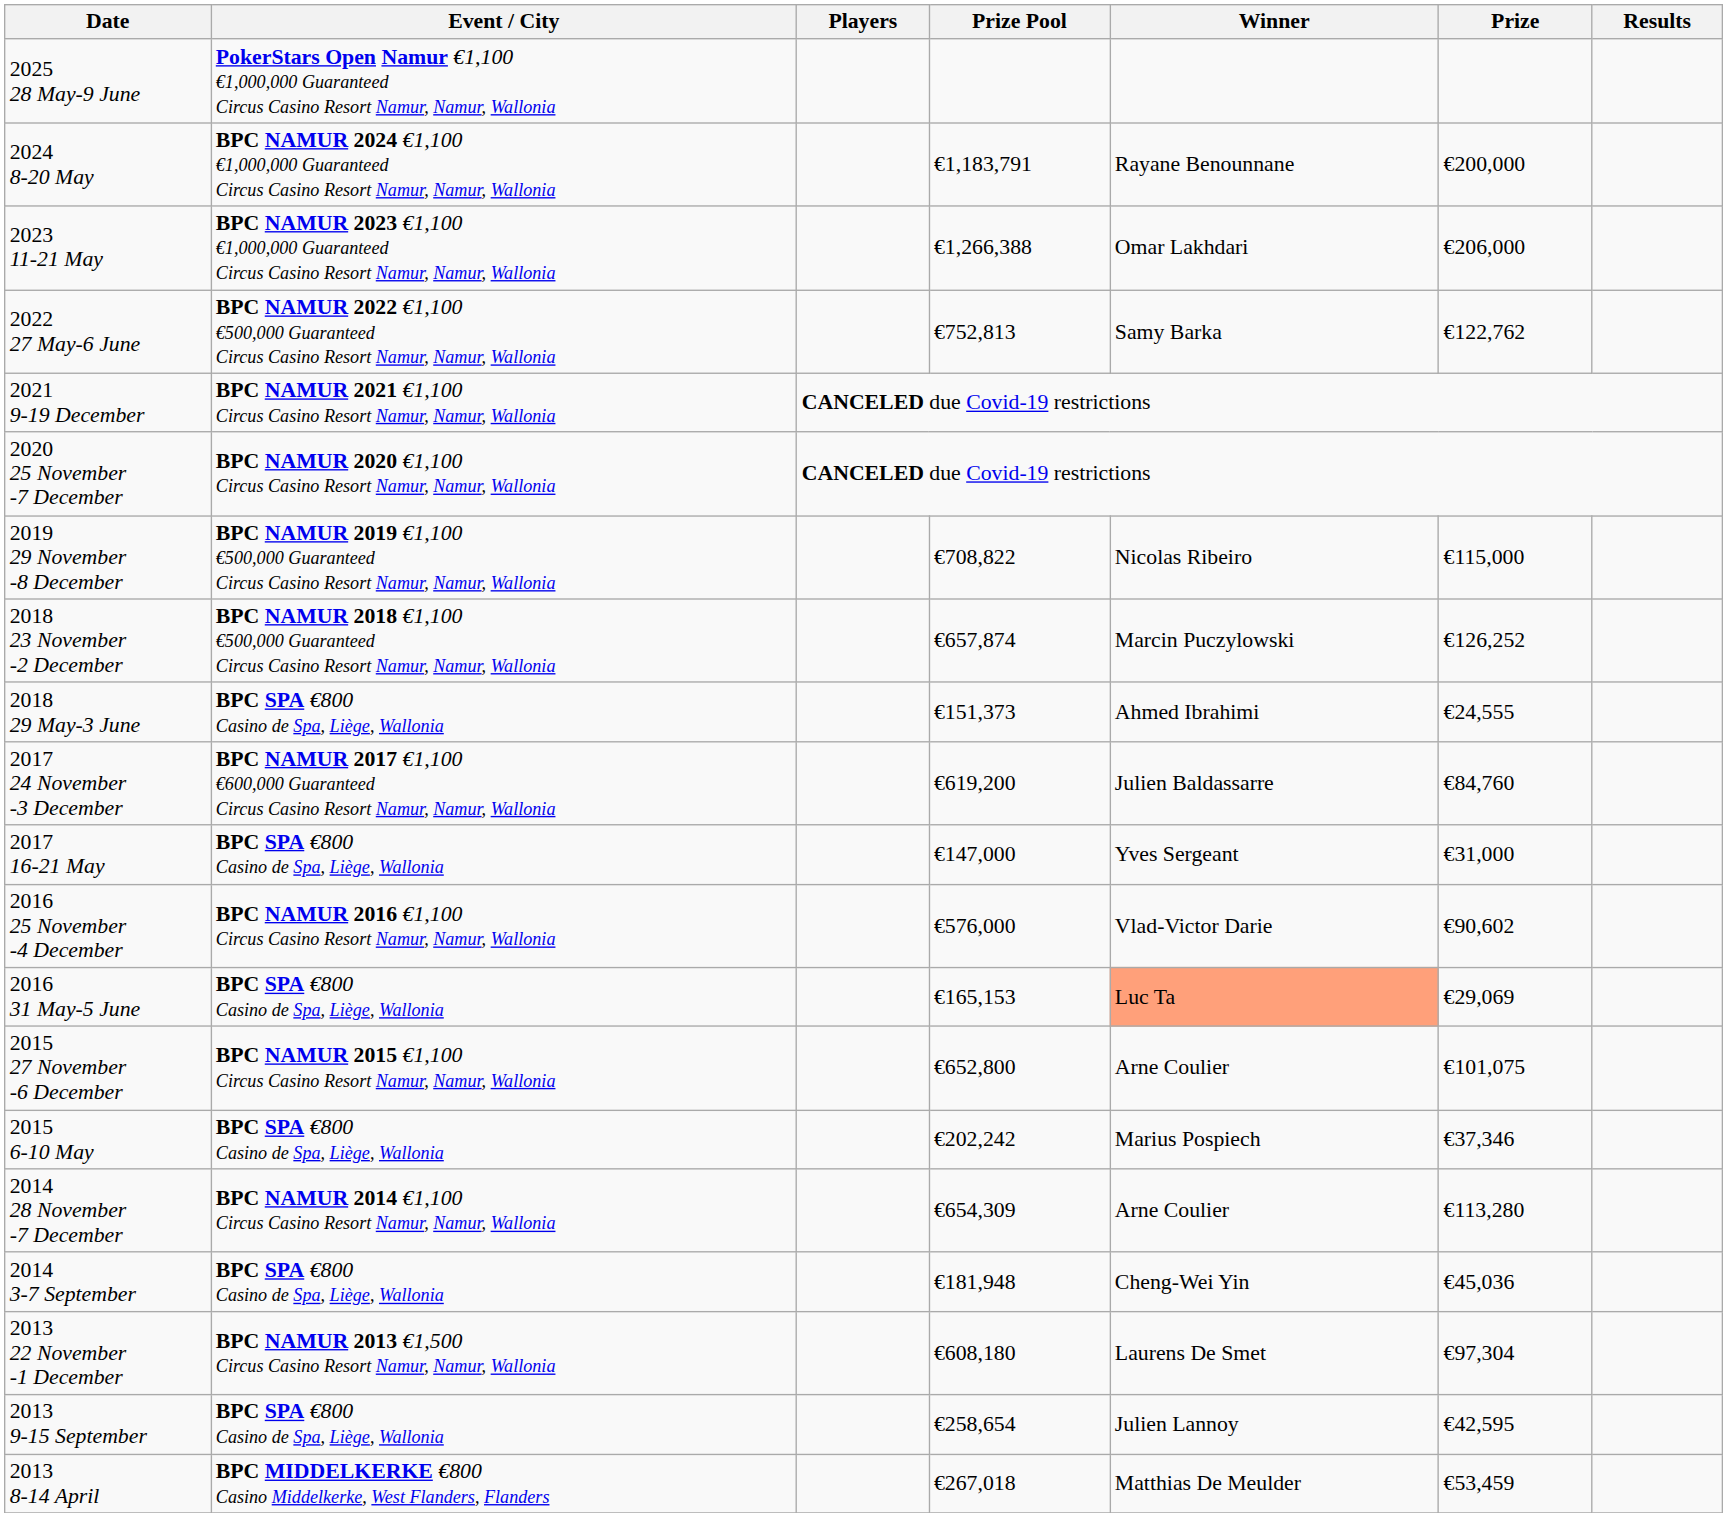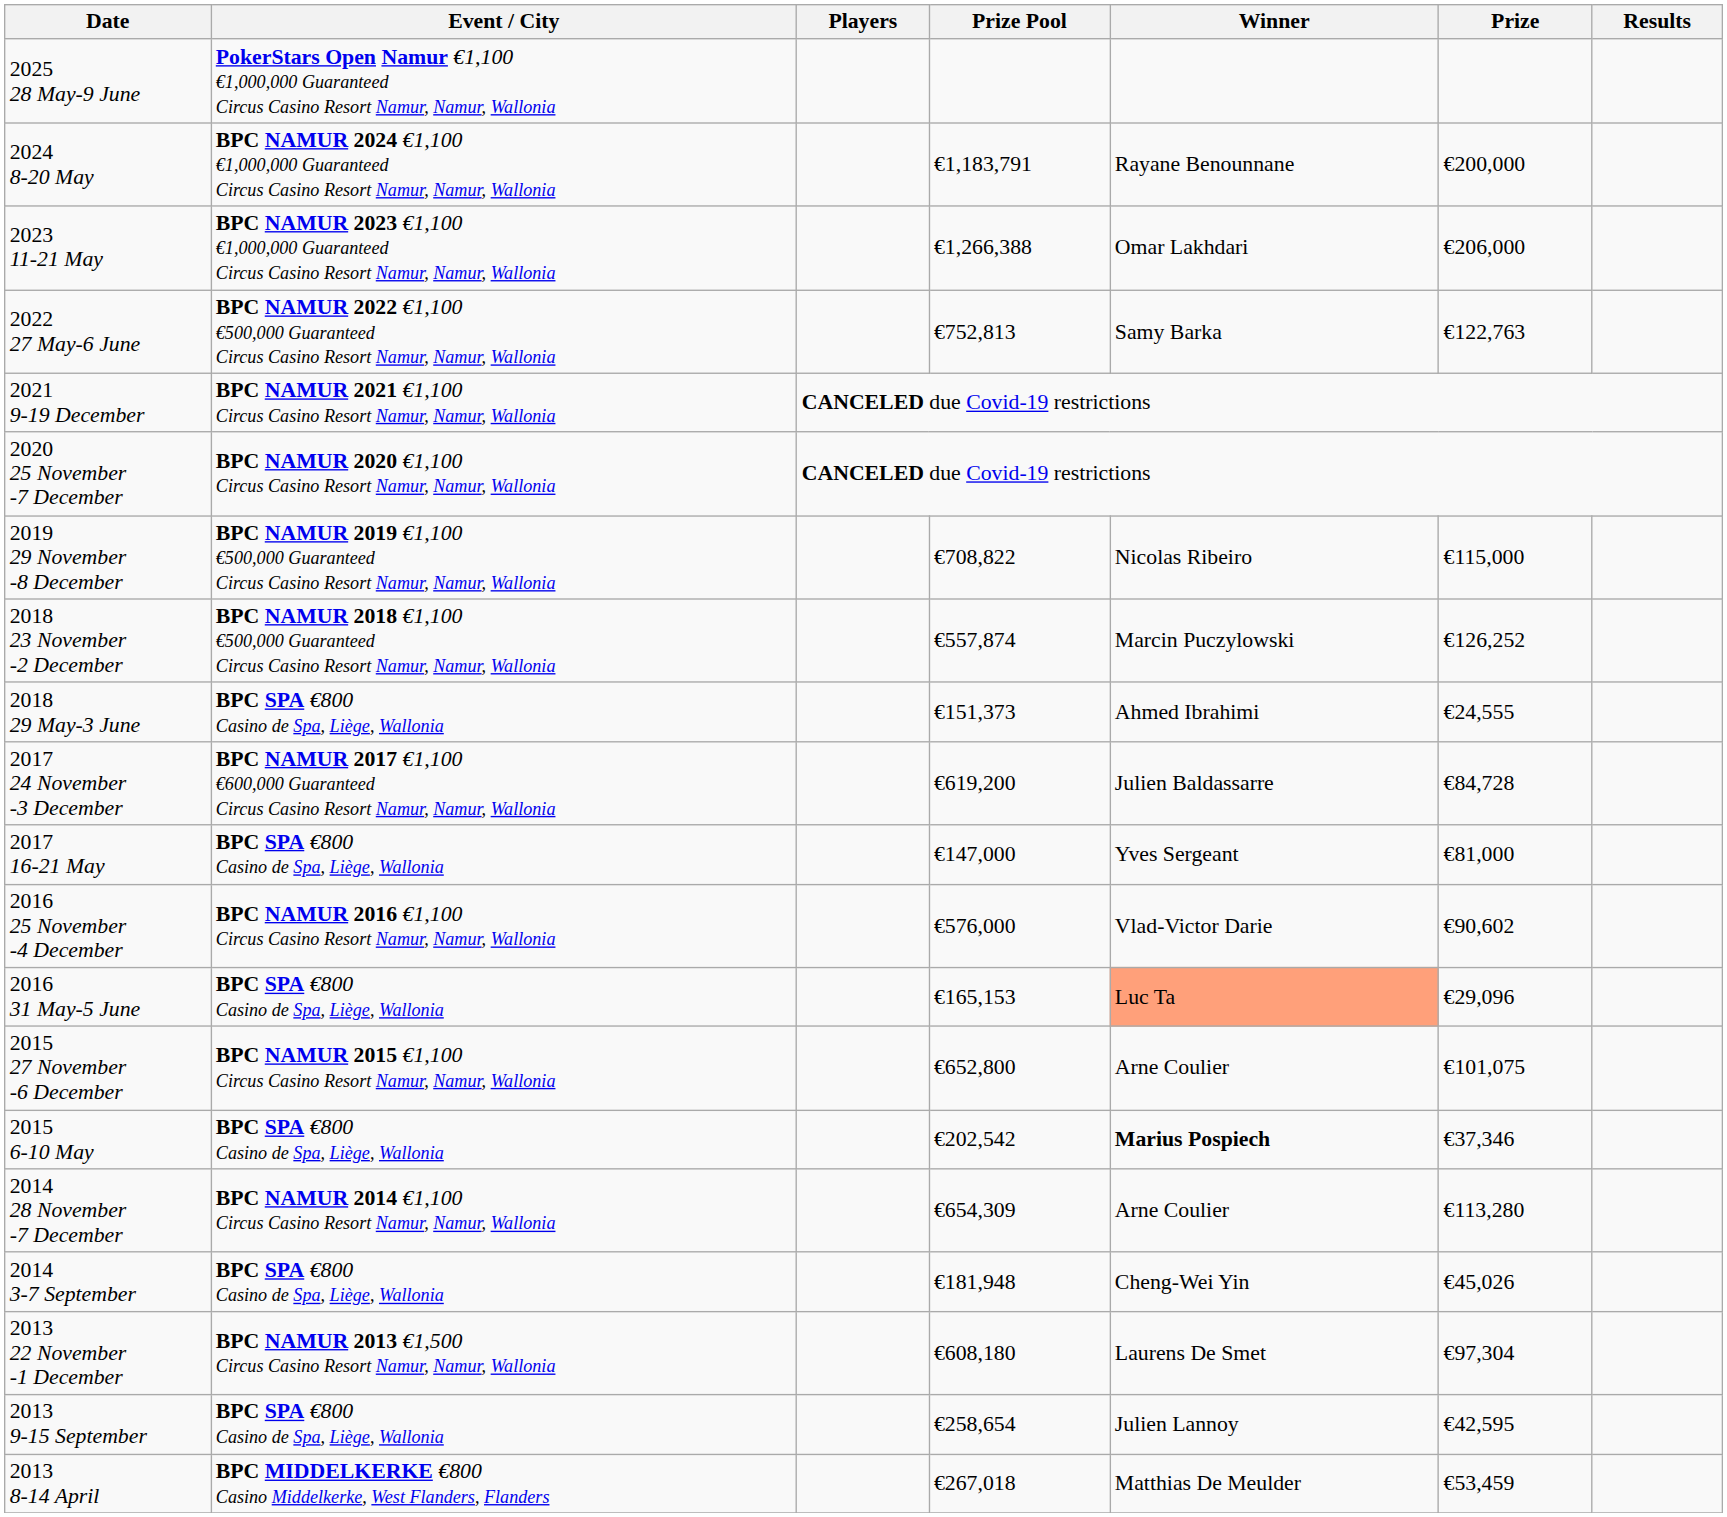(1484, 331) €122,762 -> (1484, 331) €122,763
(975, 640) €657,874 -> (975, 640) €557,874
(1479, 783) €84,760 -> (1479, 783) €84,728
(1479, 854) €31,000 -> (1479, 854) €81,000
(1479, 996) €29,069 -> (1479, 996) €29,096
(975, 1139) €202,242 -> (975, 1139) €202,542
(1188, 1139) normal -> (1193, 1139) bold
(1479, 1281) €45,036 -> (1479, 1281) €45,026
